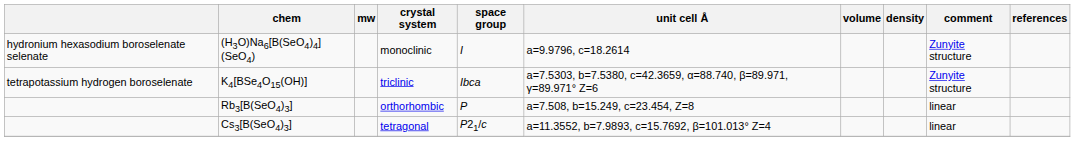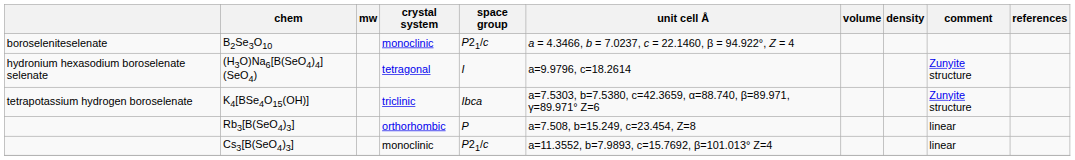+ row: (248, 44)
(406, 50) monoclinic -> (406, 70) tetragonal
(405, 126) tetragonal -> (408, 145) monoclinic
